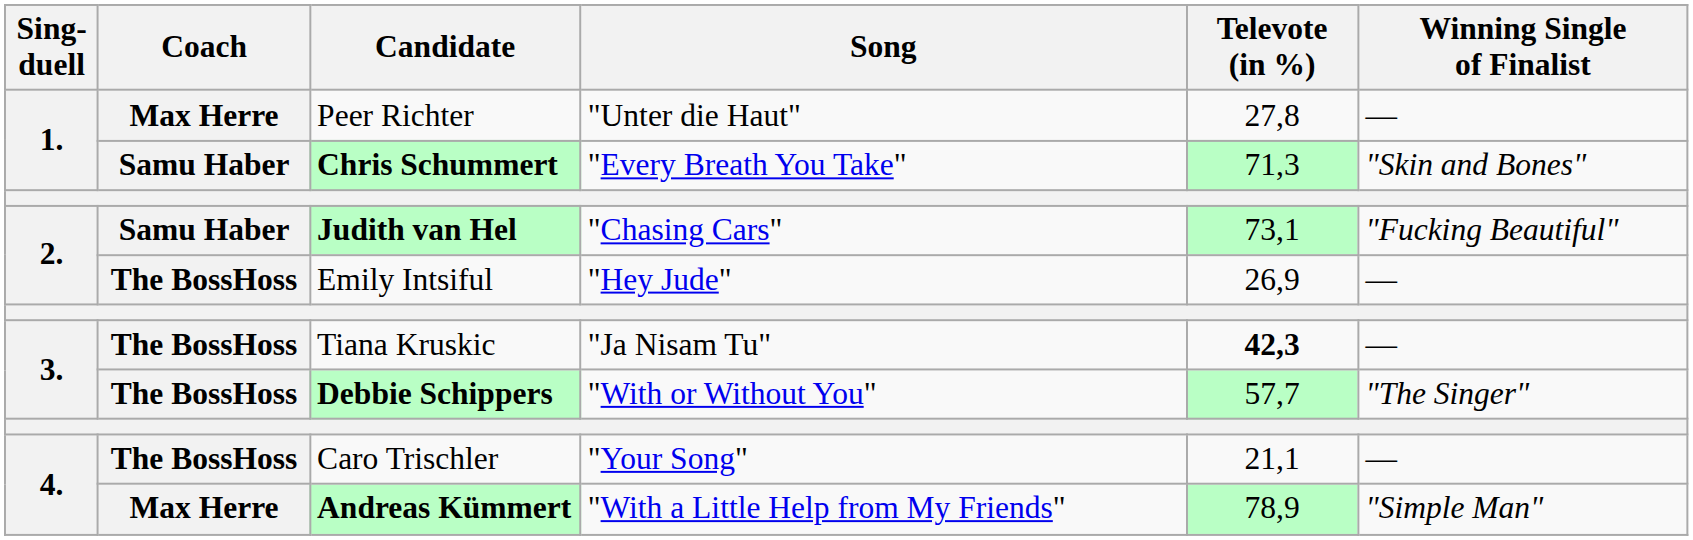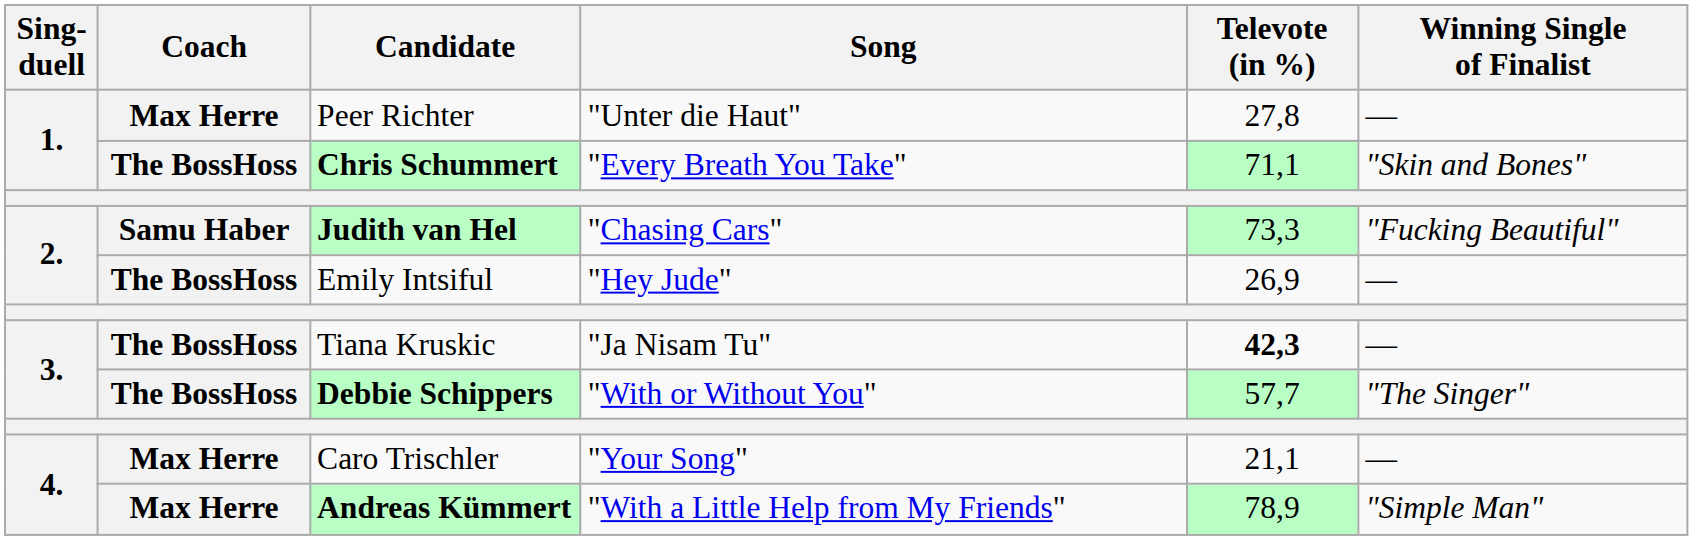(204, 164) Samu Haber -> (204, 164) The BossHoss
(1272, 164) 71,3 -> (1272, 164) 71,1
(1272, 229) 73,1 -> (1272, 229) 73,3
(204, 458) The BossHoss -> (204, 458) Max Herre
